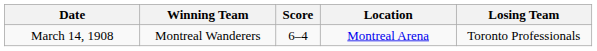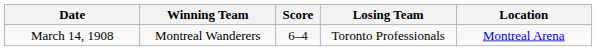columns swapped: (524, 14) <-> (388, 14)
